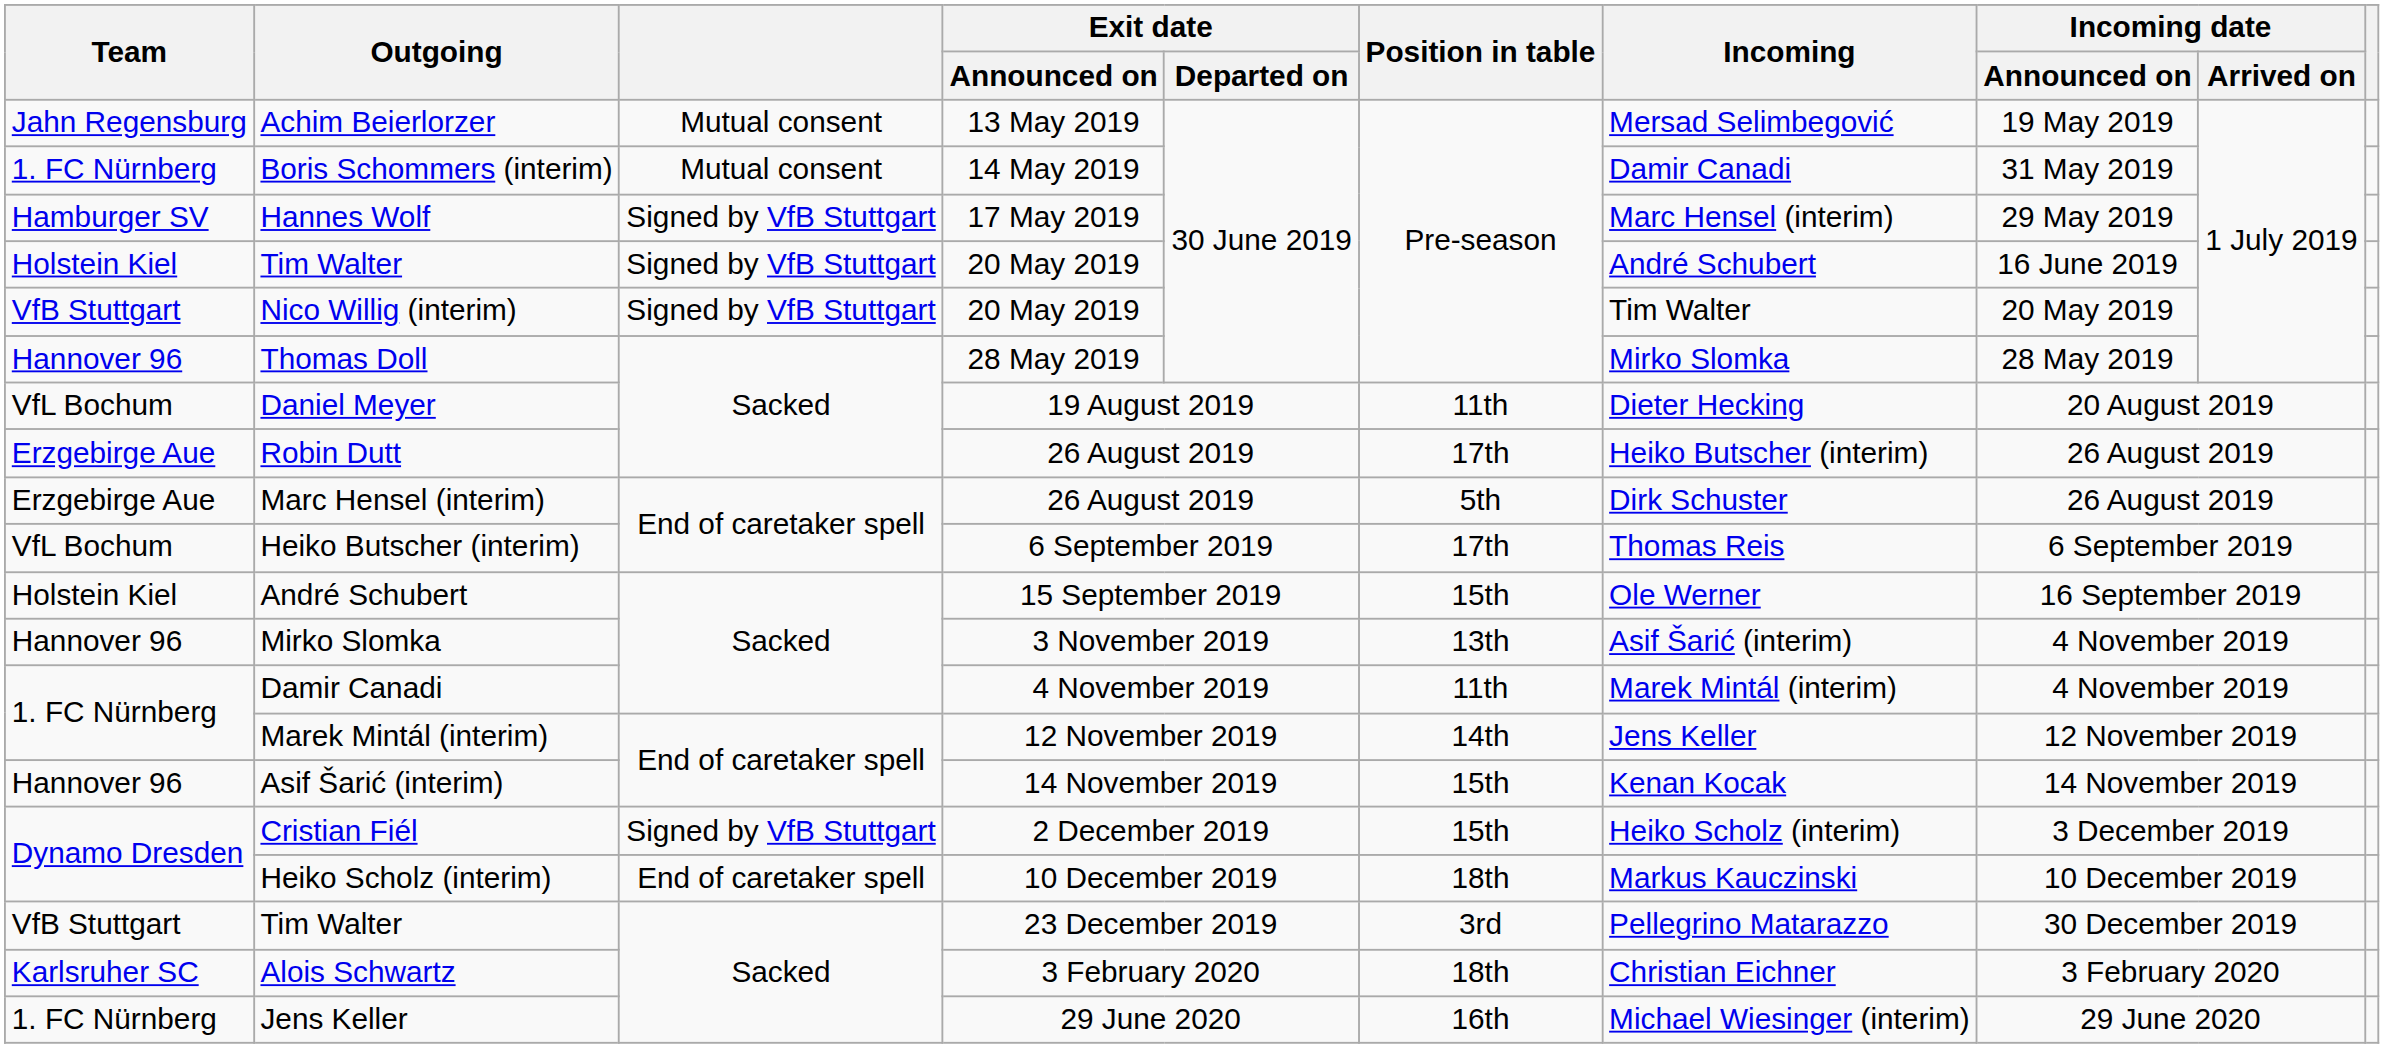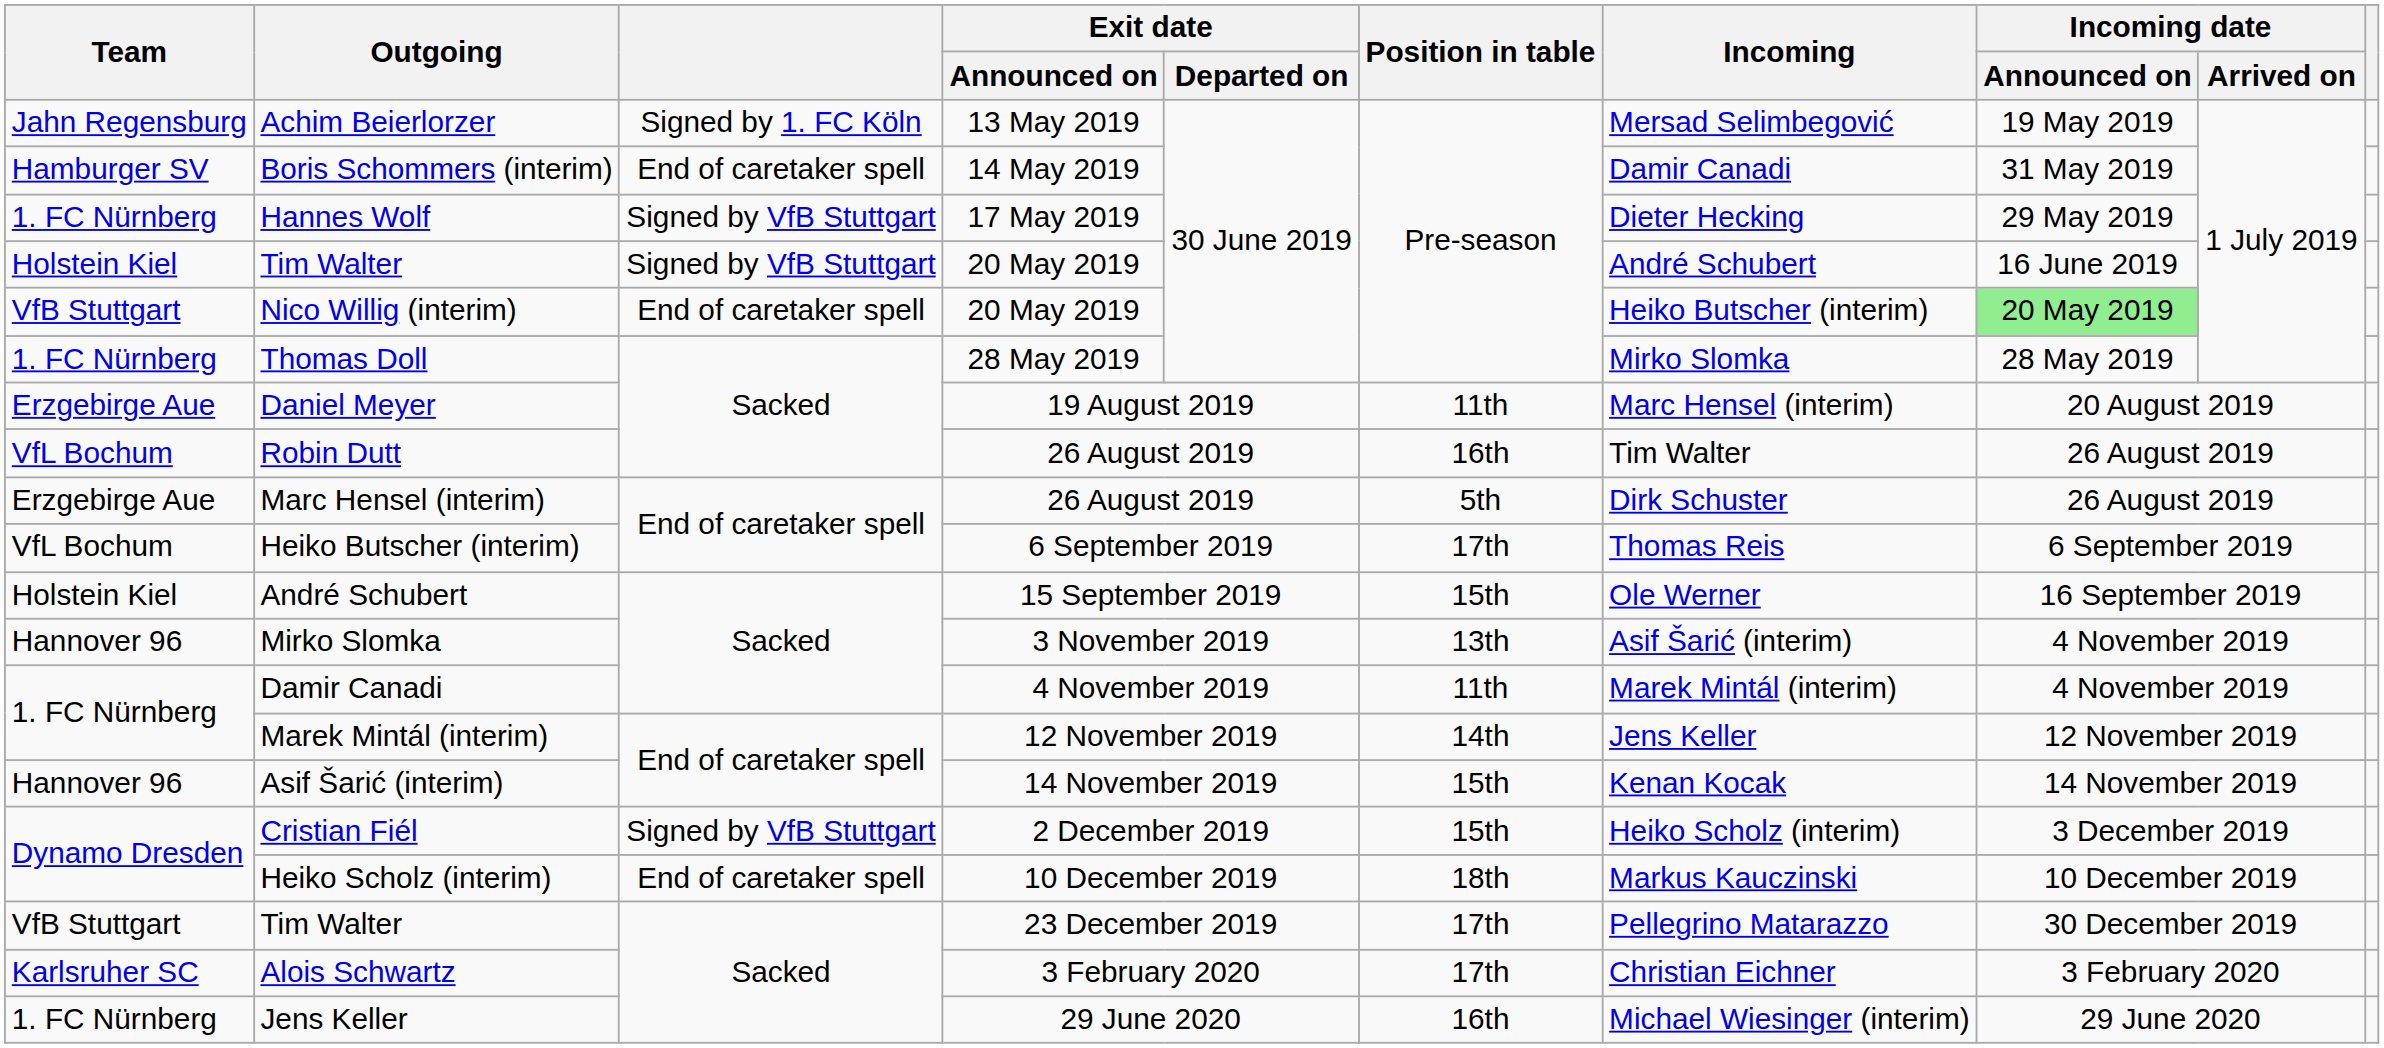(781, 122) Mutual consent -> (781, 122) Signed by 1. FC Köln
(114, 169) 1. FC Nürnberg -> (110, 169) Hamburger SV
(781, 169) Mutual consent -> (781, 169) End of caretaker spell
(110, 216) Hamburger SV -> (114, 216) 1. FC Nürnberg
(1751, 216) Marc Hensel (interim) -> (1707, 216) Dieter Hecking
(781, 311) Signed by VfB Stuttgart -> (781, 311) End of caretaker spell
(1680, 311) Tim Walter -> (1769, 311) Heiko Butscher (interim)
(2088, 311) no background -> (2088, 311) lightgreen background
(97, 358) Hannover 96 -> (114, 358) 1. FC Nürnberg
(92, 405) VfL Bochum -> (114, 405) Erzgebirge Aue
(1707, 405) Dieter Hecking -> (1751, 405) Marc Hensel (interim)
(114, 452) Erzgebirge Aue -> (92, 452) VfL Bochum
(1480, 452) 17th -> (1480, 452) 16th
(1769, 452) Heiko Butscher (interim) -> (1680, 452) Tim Walter
(1480, 924) 3rd -> (1480, 924) 17th
(1480, 972) 18th -> (1480, 972) 17th
